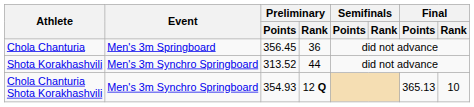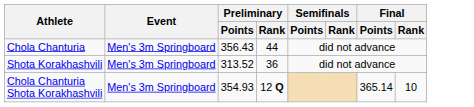(280, 47) 356.45 -> (237, 47) 356.43
(315, 47) 36 -> (272, 47) 44
(183, 64) Men's 3m Synchro Springboard -> (161, 64) Men's 3m Springboard
(315, 64) 44 -> (272, 64) 36
(183, 88) Men's 3m Synchro Springboard -> (161, 88) Men's 3m Springboard
(419, 88) 365.13 -> (376, 88) 365.14
